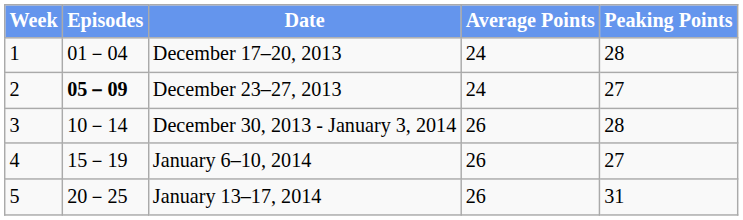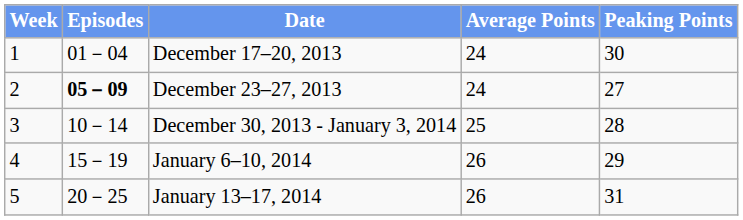(614, 54) 28 -> (614, 54) 30
(476, 125) 26 -> (476, 125) 25
(614, 160) 27 -> (614, 160) 29
